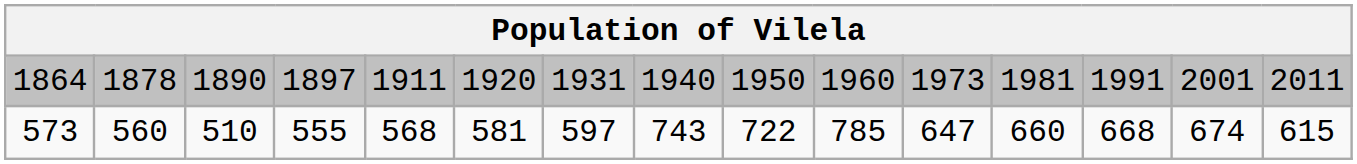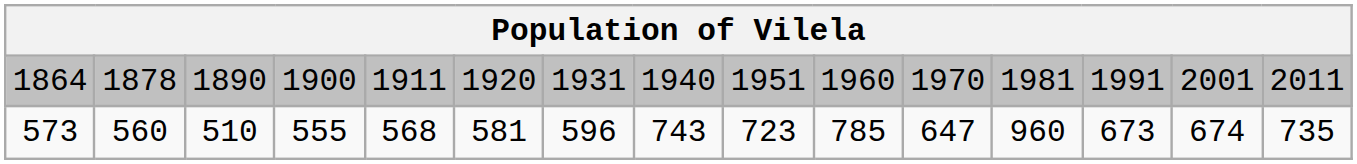(319, 81) 1897 -> (319, 81) 1900
(768, 81) 1950 -> (768, 81) 1951
(948, 81) 1973 -> (948, 81) 1970
(589, 132) 597 -> (589, 132) 596
(768, 132) 722 -> (768, 132) 723
(1038, 132) 660 -> (1038, 132) 960
(1127, 132) 668 -> (1127, 132) 673
(1307, 132) 615 -> (1307, 132) 735
